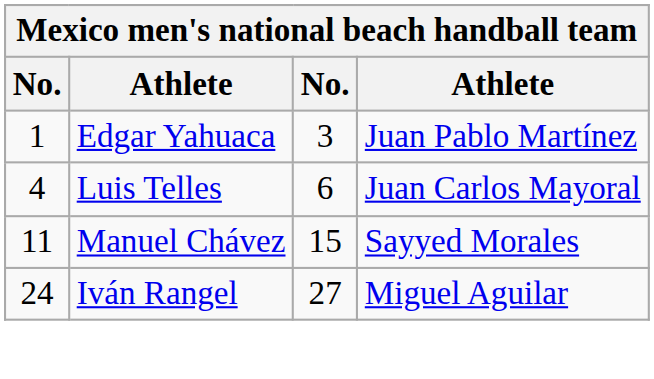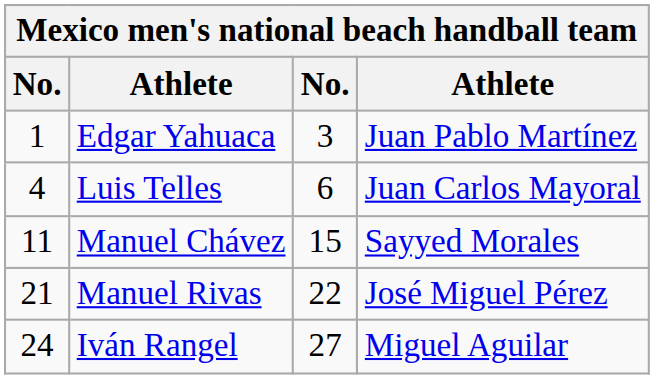+ row: (169, 293)
